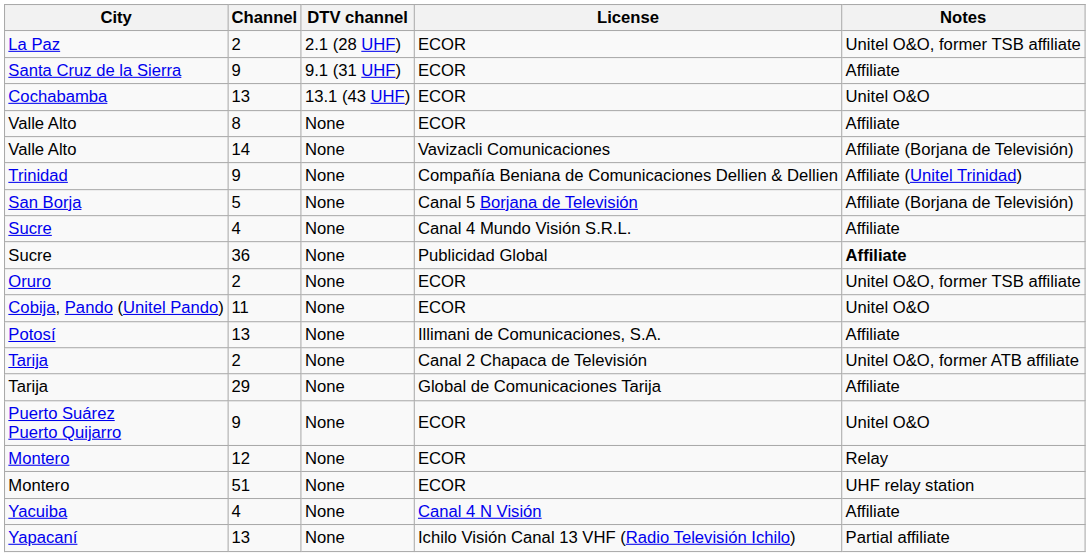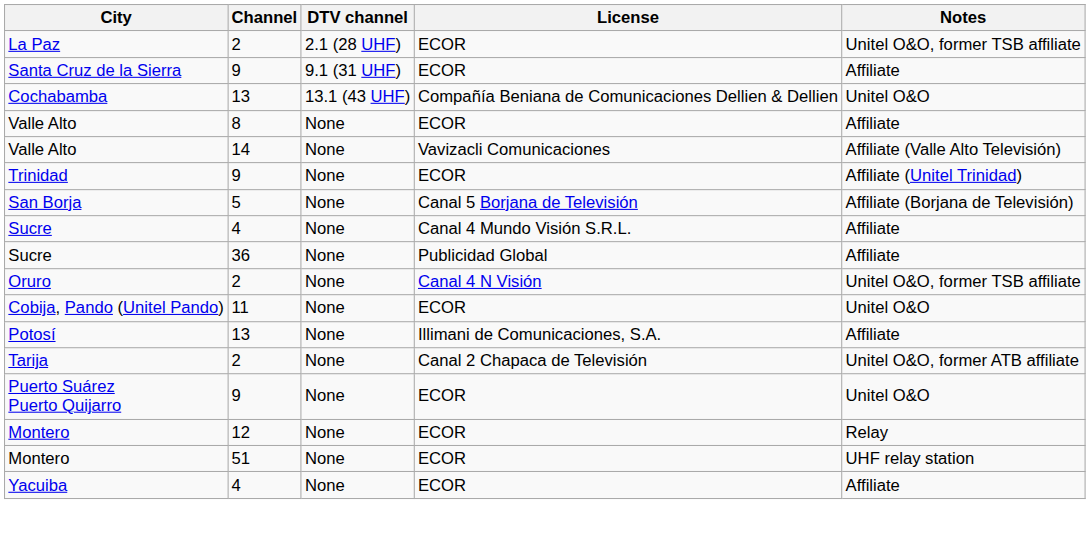(442, 96) ECOR -> (628, 96) Compañía Beniana de Comunicaciones Dellien & Dellien
(960, 149) Affiliate (Borjana de Televisión) -> (953, 149) Affiliate (Valle Alto Televisión)
(628, 176) Compañía Beniana de Comunicaciones Dellien & Dellien -> (442, 176) ECOR
(876, 255) bold -> (873, 255) normal
(442, 281) ECOR -> (480, 281) Canal 4 N Visión
- row: (28, 387)
(480, 511) Canal 4 N Visión -> (442, 485) ECOR
- row: (43, 537)
